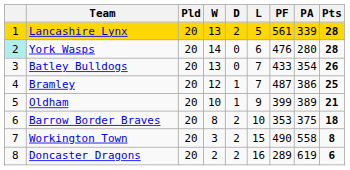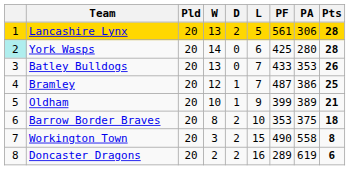(307, 31) 339 -> (307, 31) 306
(282, 49) 476 -> (282, 49) 425
(307, 67) 354 -> (307, 67) 353
